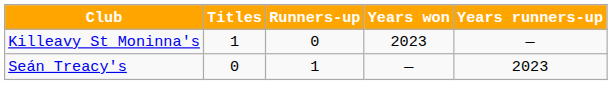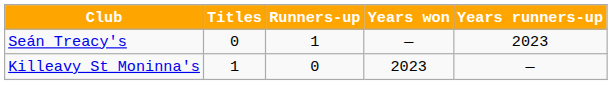rows swapped: (104, 42) <-> (68, 67)
